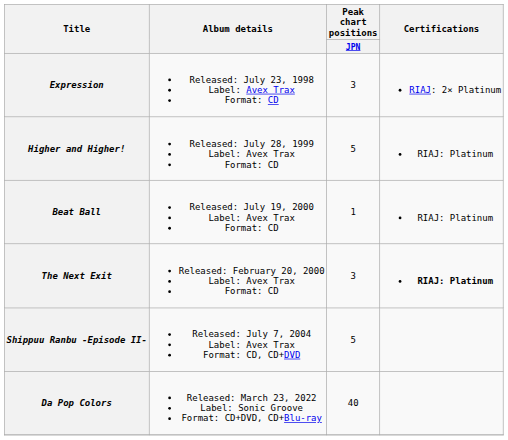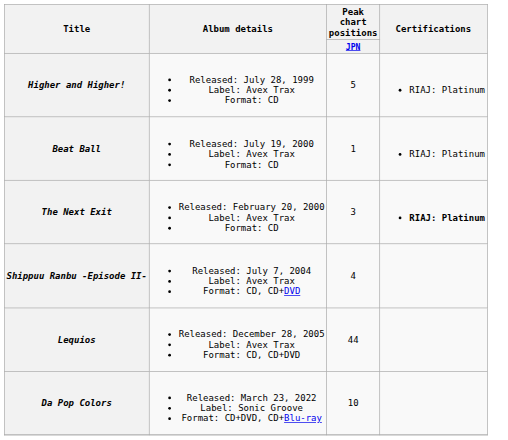- row: (77, 85)
(353, 339) 5 -> (353, 276) 4
+ row: (77, 339)
(353, 403) 40 -> (353, 403) 10
